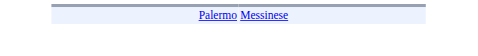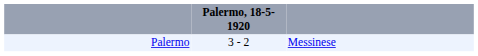+ column: (239, 19)
